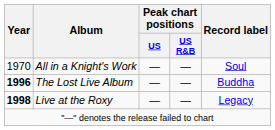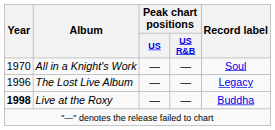(19, 83) bold -> (19, 83) normal
(236, 83) Buddha -> (236, 83) Legacy
(236, 100) Legacy -> (236, 100) Buddha
